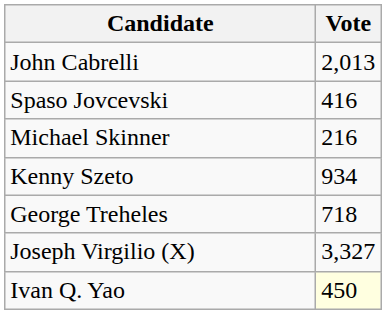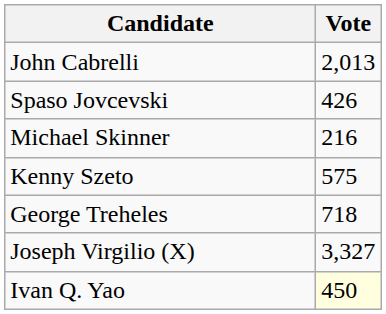(339, 99) 416 -> (339, 99) 426
(339, 175) 934 -> (339, 175) 575
